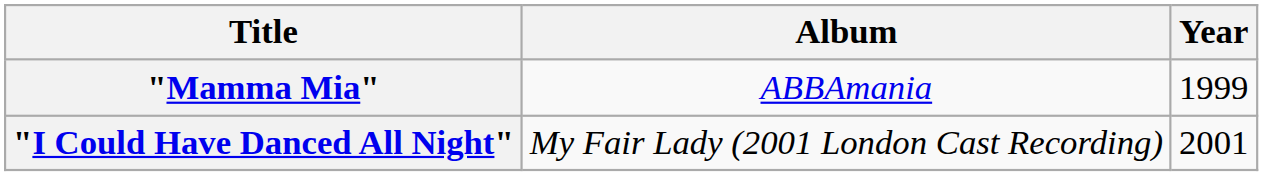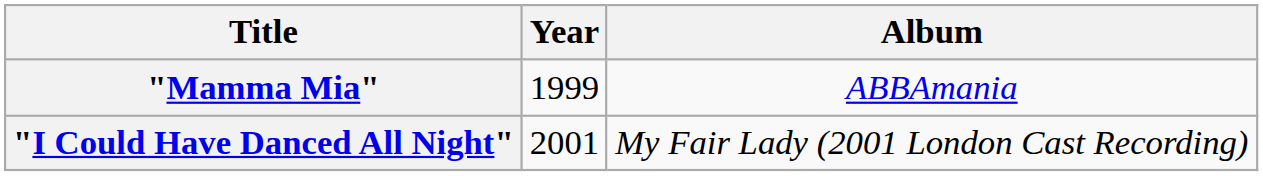columns swapped: (1214, 32) <-> (846, 32)
